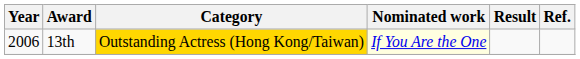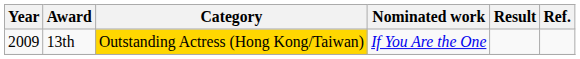(24, 41) 2006 -> (24, 41) 2009
(429, 41) lightyellow background -> (429, 41) no background
